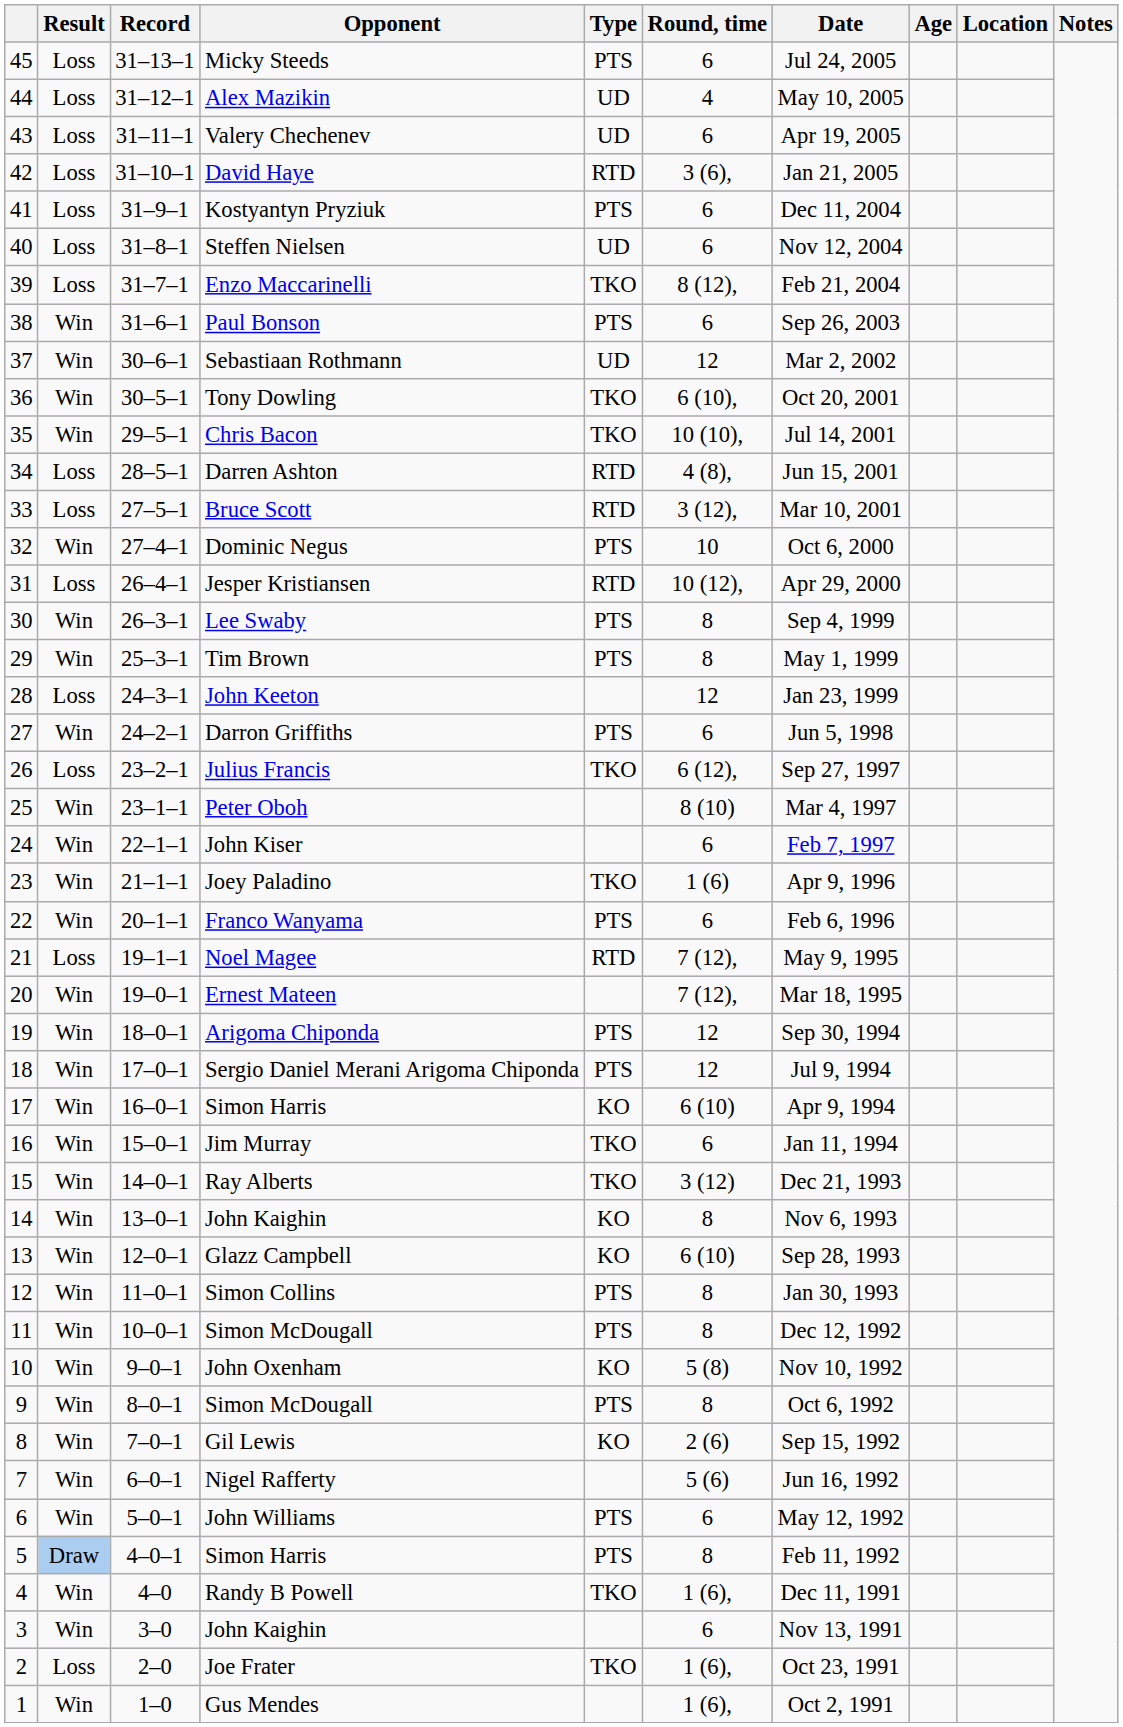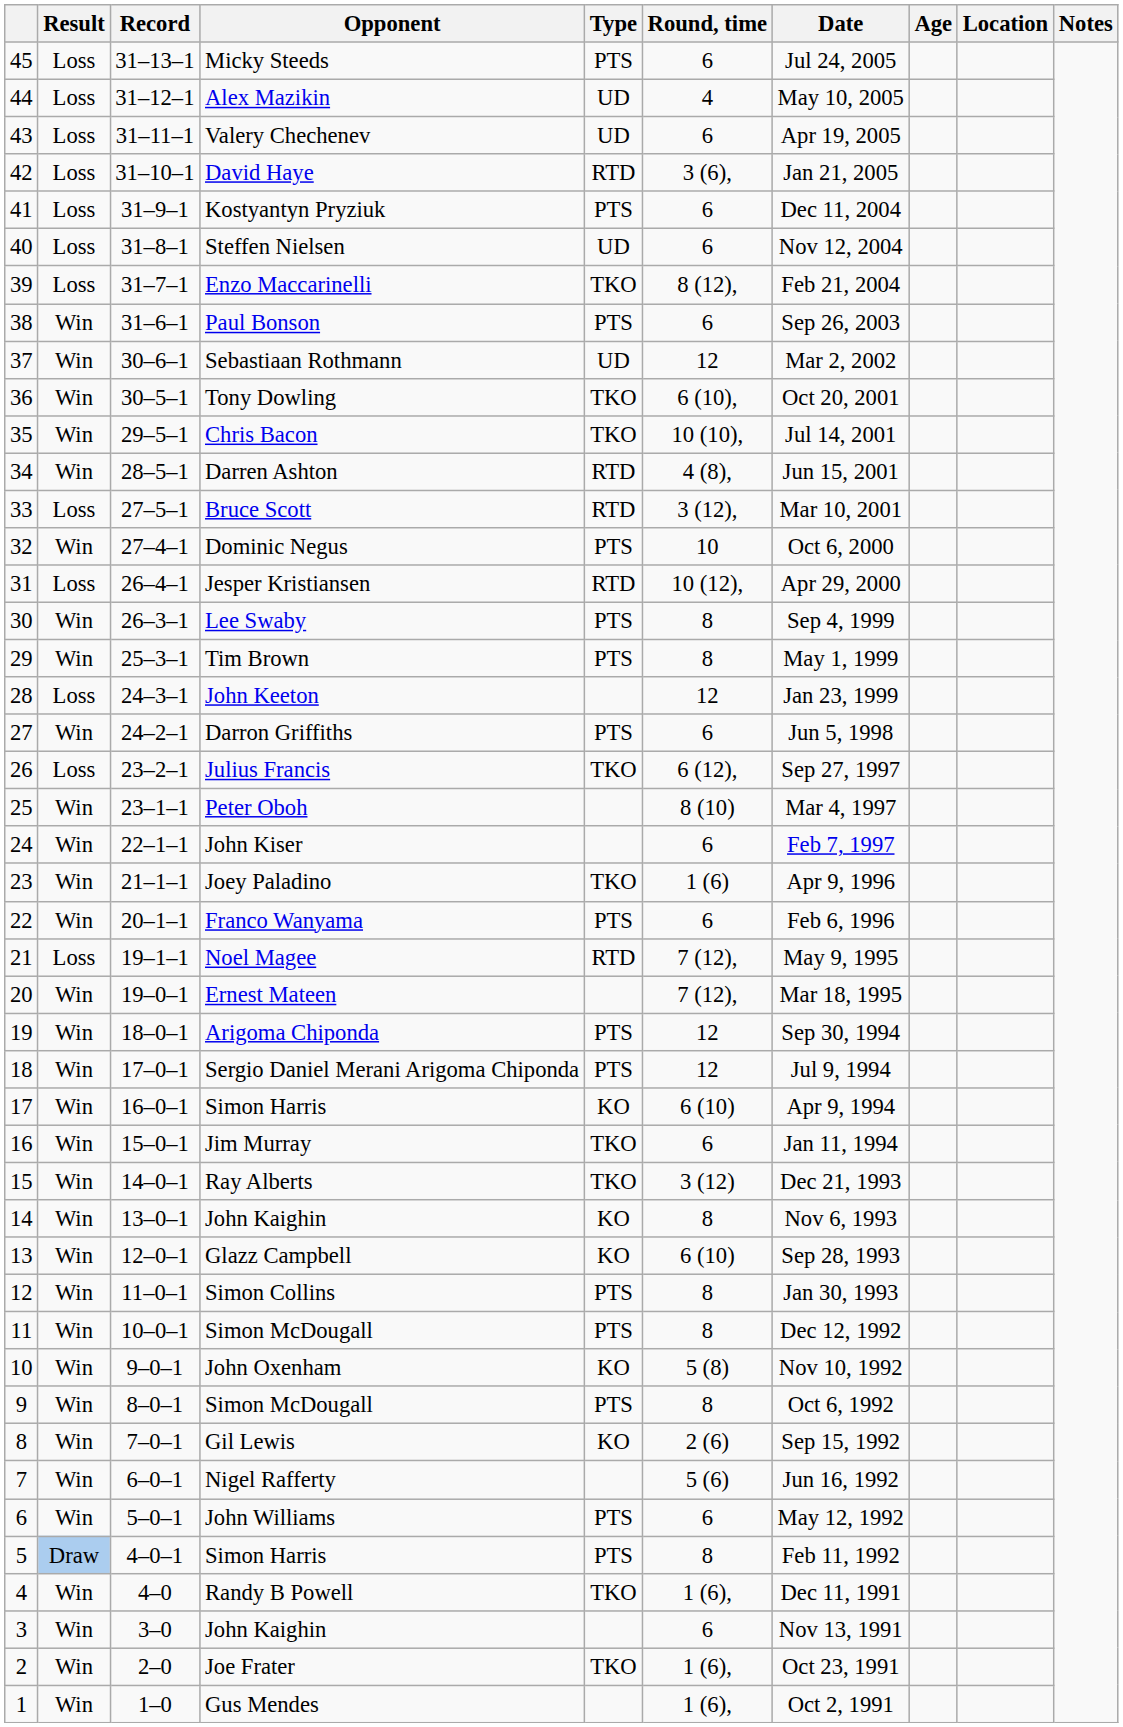(74, 471) Loss -> (74, 471) Win
(74, 1666) Loss -> (74, 1666) Win
